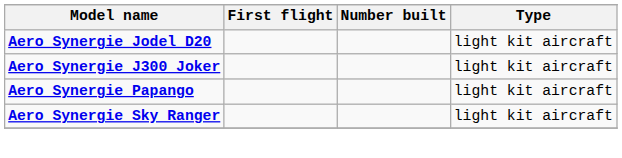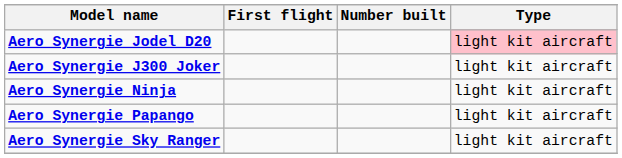(533, 41) no background -> (533, 41) pink background
+ row: (92, 91)
